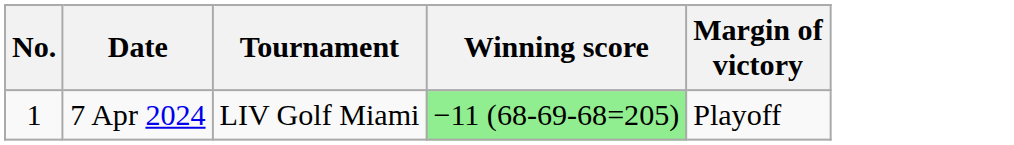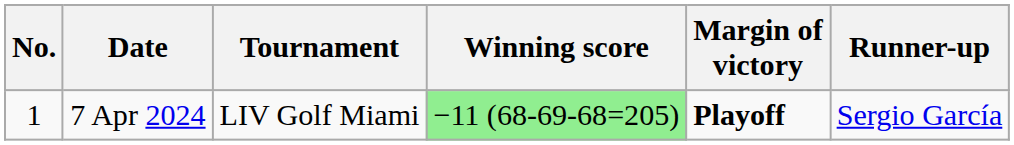+ column: (919, 47)
(737, 114) normal -> (739, 114) bold
